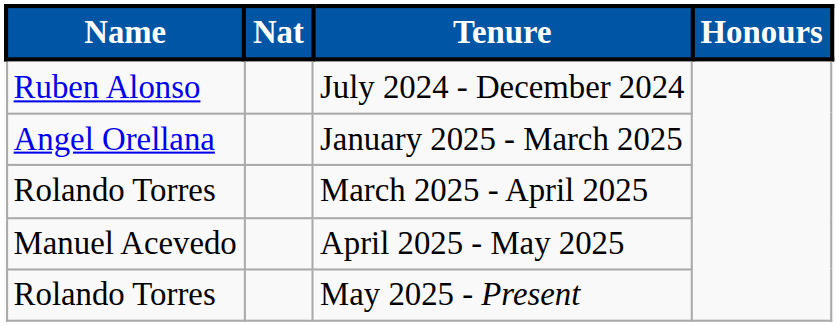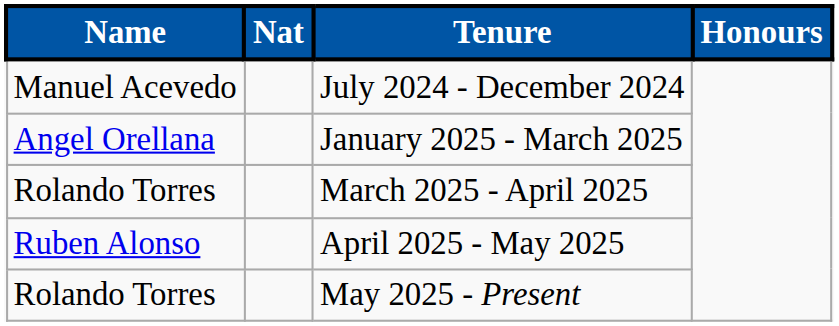(107, 86) Ruben Alonso -> (125, 86) Manuel Acevedo
(125, 242) Manuel Acevedo -> (107, 242) Ruben Alonso
